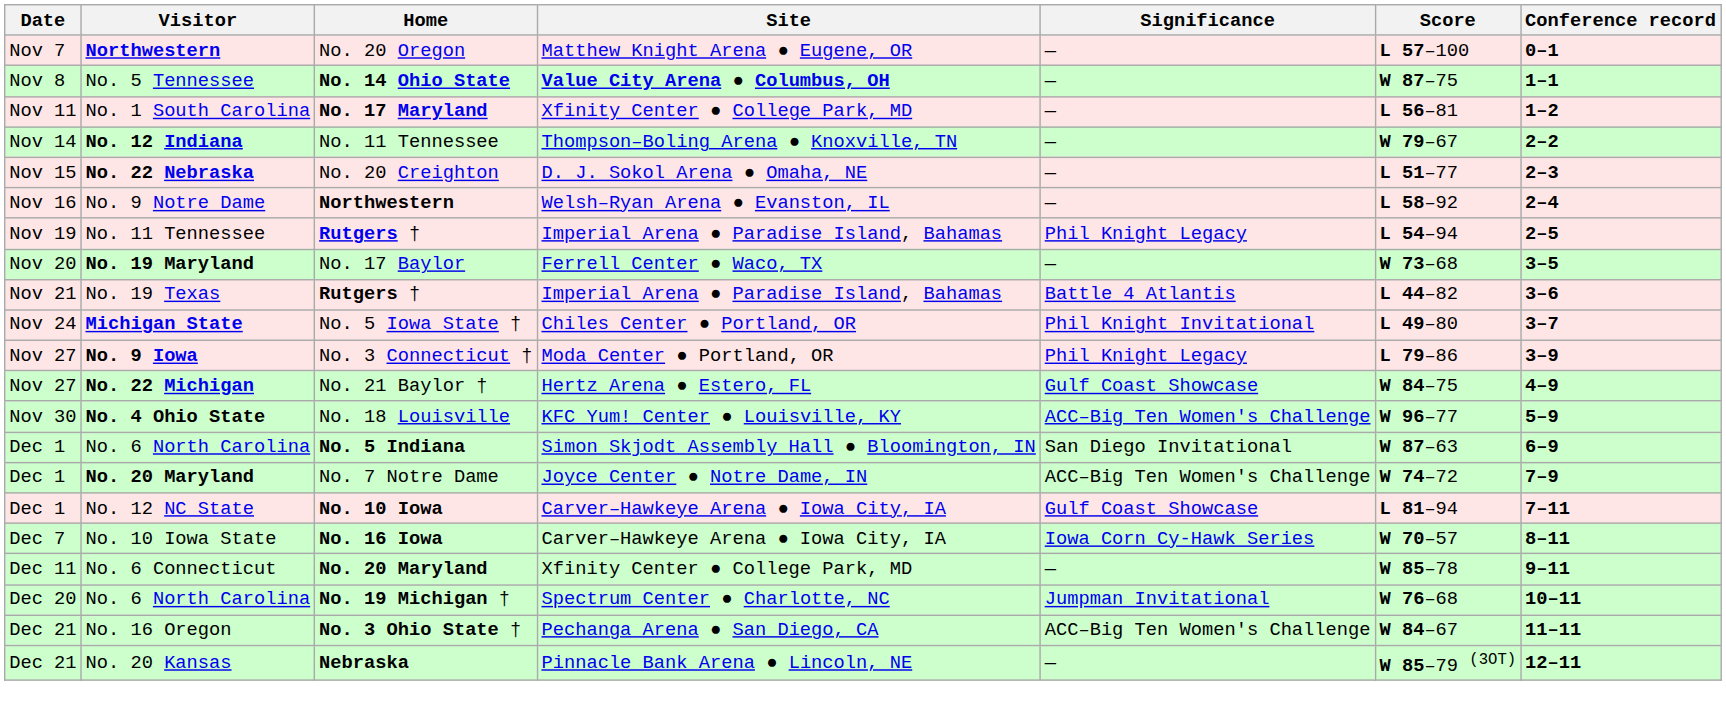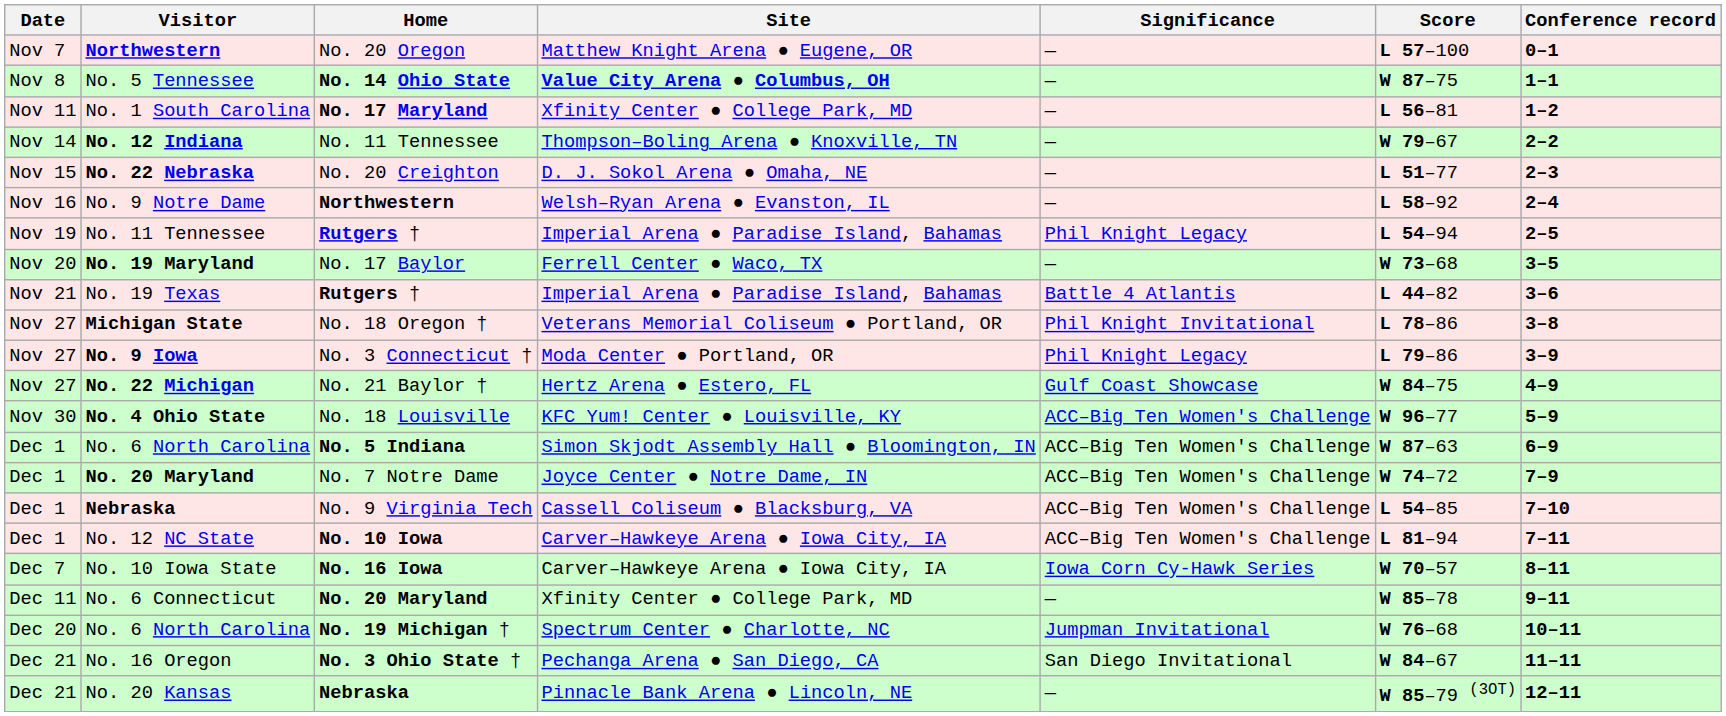- row: (164, 325)
+ row: (164, 325)
(1168, 447) San Diego Invitational -> (1208, 447) ACC–Big Ten Women's Challenge
+ row: (130, 508)
(1151, 508) Gulf Coast Showcase -> (1208, 539) ACC–Big Ten Women's Challenge
(1208, 630) ACC–Big Ten Women's Challenge -> (1168, 661) San Diego Invitational
